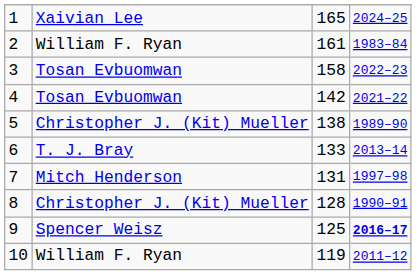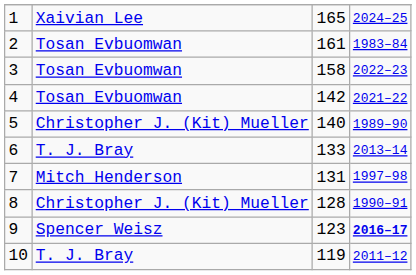(109, 44) William F. Ryan -> (109, 44) Tosan Evbuomwan
(331, 124) 138 -> (331, 124) 140
(331, 230) 125 -> (331, 230) 123
(109, 256) William F. Ryan -> (84, 256) T. J. Bray
